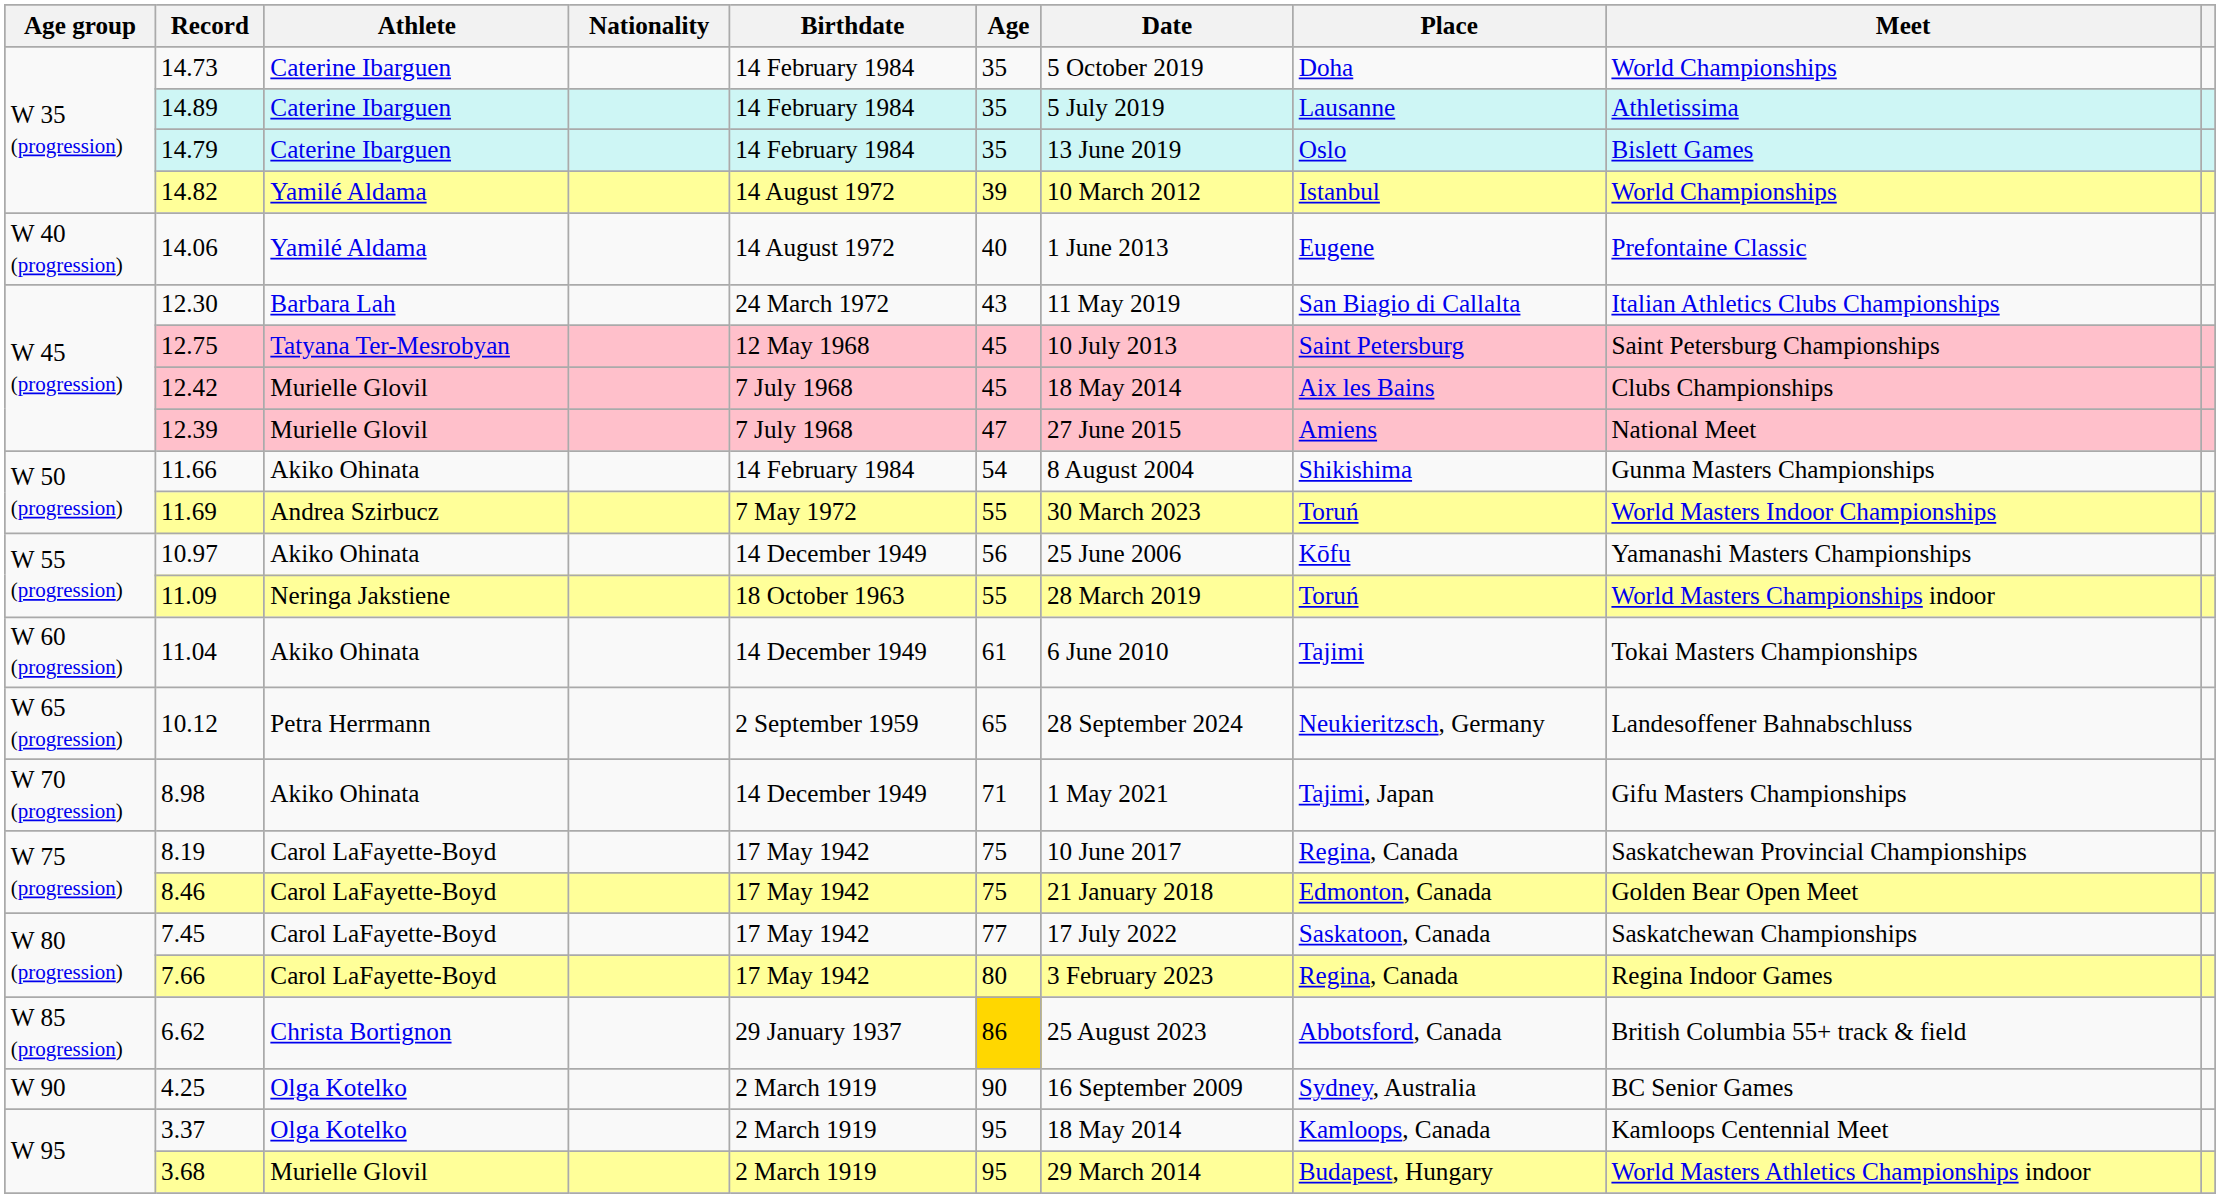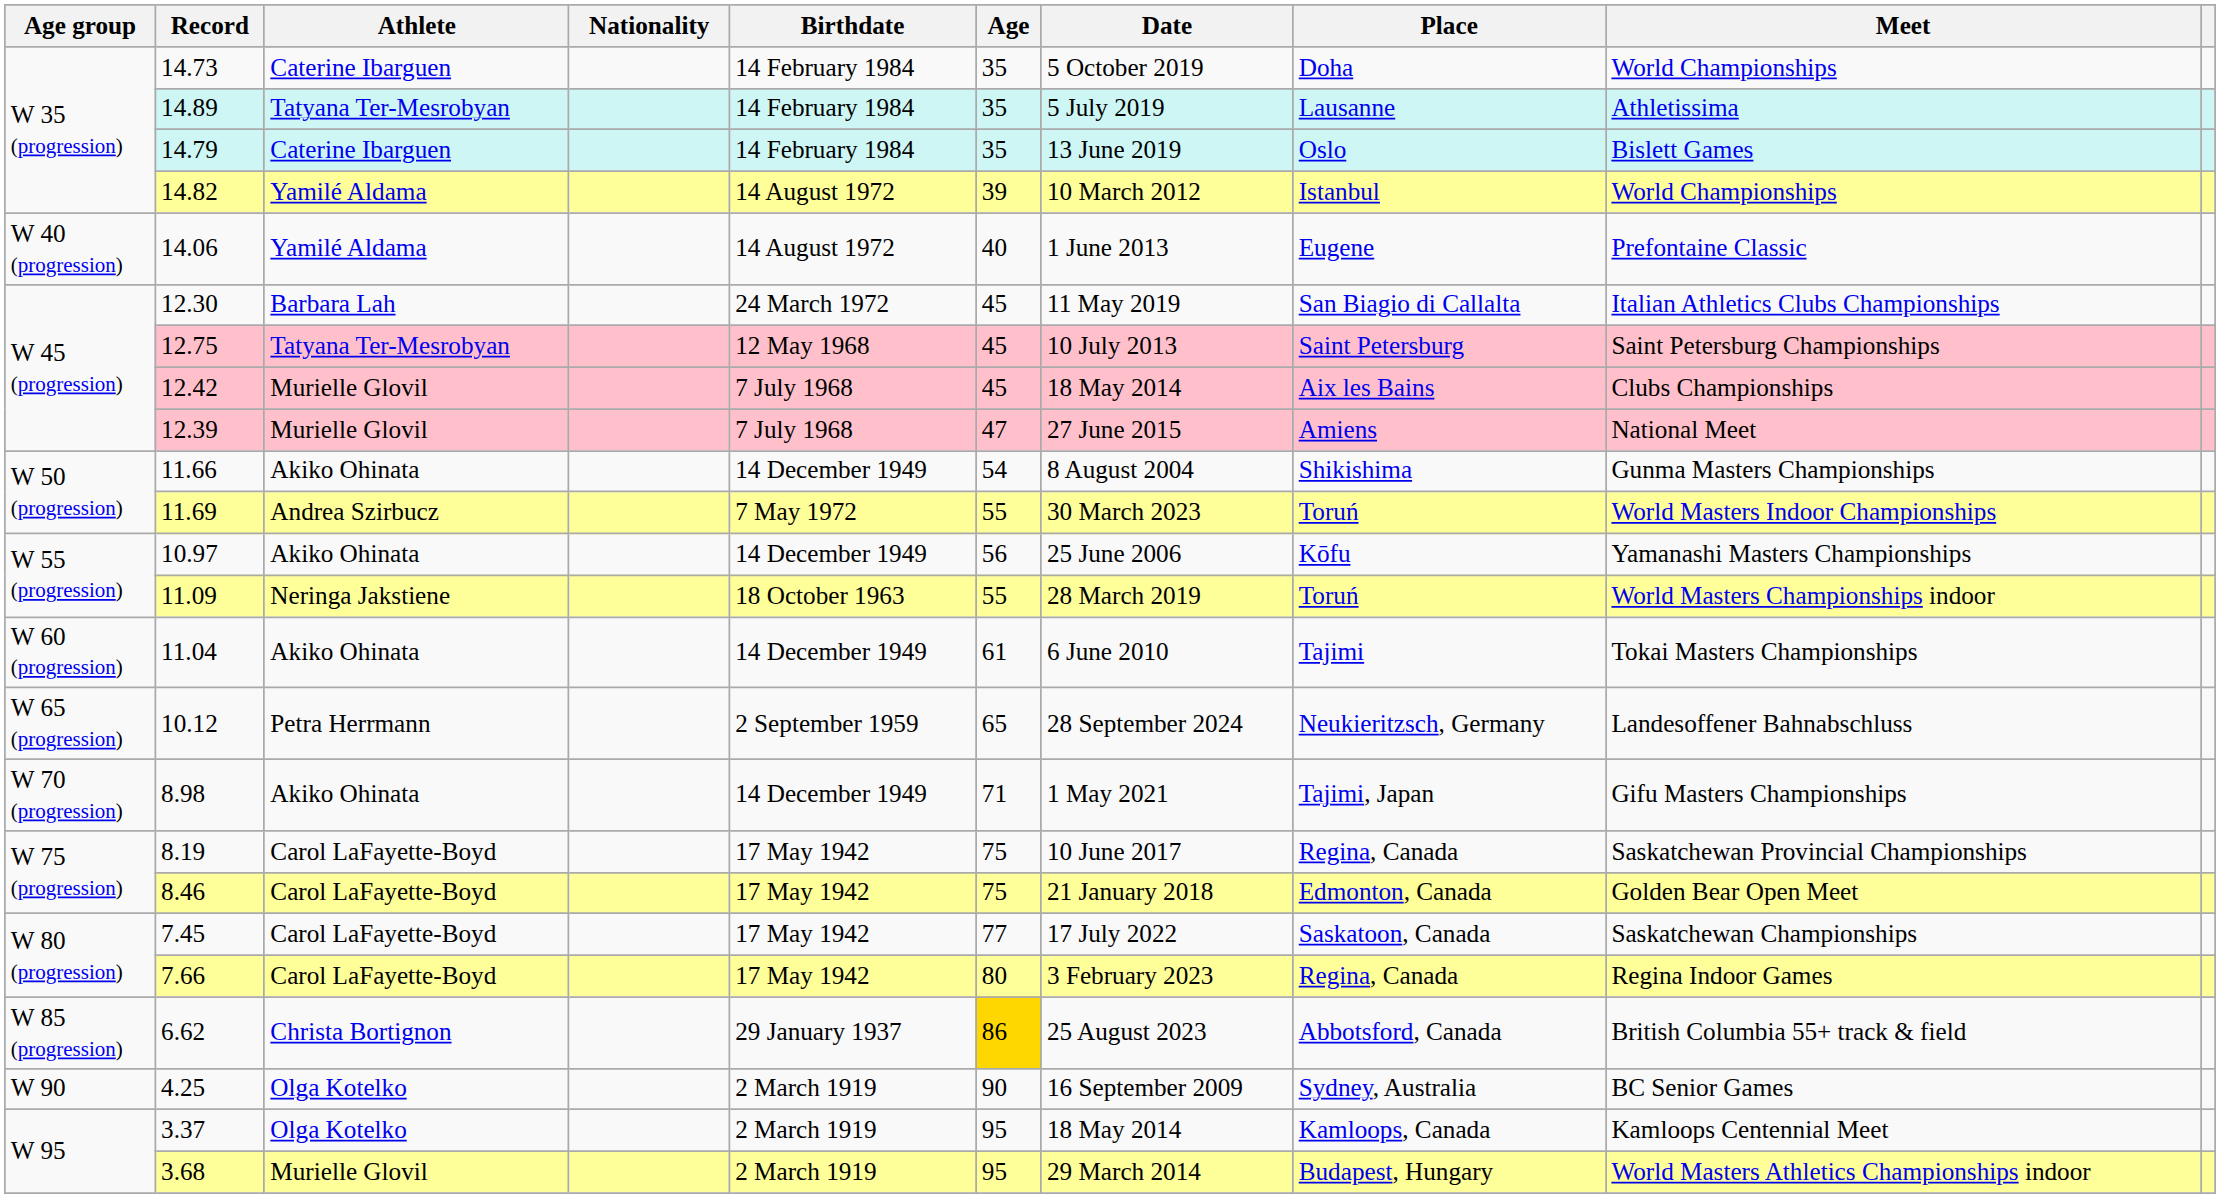(361, 108) Caterine Ibarguen -> (390, 108) Tatyana Ter-Mesrobyan
(994, 304) 43 -> (994, 304) 45
(825, 471) 14 February 1984 -> (831, 471) 14 December 1949
